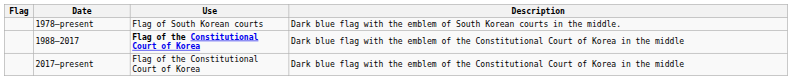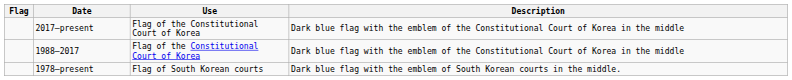rows swapped: (65, 24) <-> (65, 64)
(195, 42) bold -> (195, 51) normal
